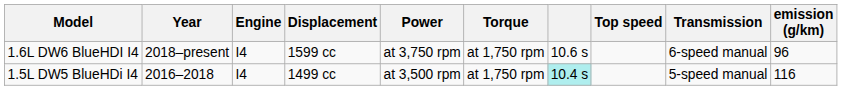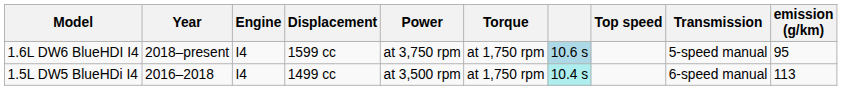(569, 52) no background -> (569, 52) lightblue background
(718, 52) 6-speed manual -> (718, 52) 5-speed manual
(781, 52) 96 -> (781, 52) 95
(718, 74) 5-speed manual -> (718, 74) 6-speed manual
(785, 74) 116 -> (785, 74) 113
